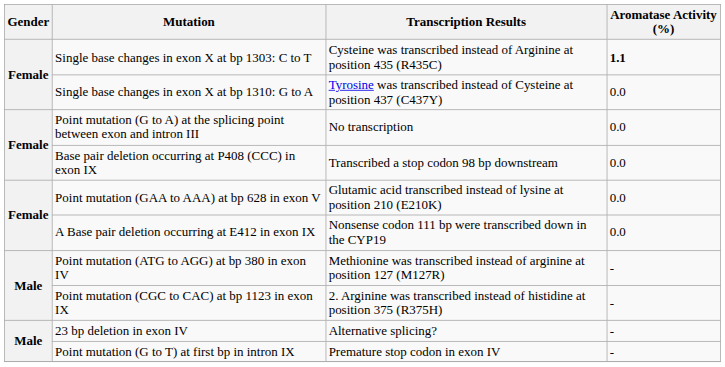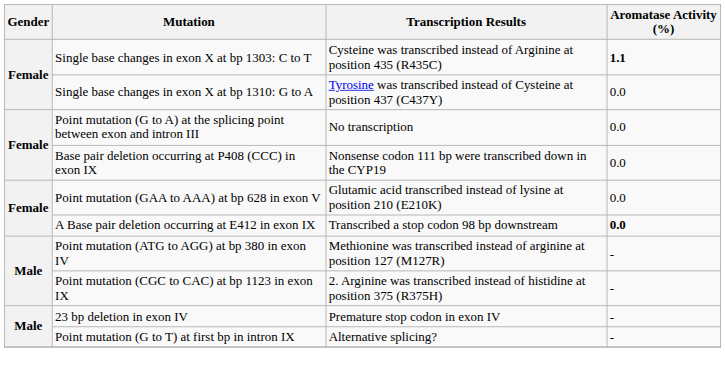(443, 162) Transcribed a stop codon 98 bp downstream -> (458, 162) Nonsense codon 111 bp were transcribed down in the CYP19
(458, 232) Nonsense codon 111 bp were transcribed down in the CYP19 -> (443, 225) Transcribed a stop codon 98 bp downstream
(618, 232) normal -> (618, 225) bold
(383, 330) Alternative splicing? -> (414, 316) Premature stop codon in exon IV
(414, 351) Premature stop codon in exon IV -> (383, 336) Alternative splicing?
